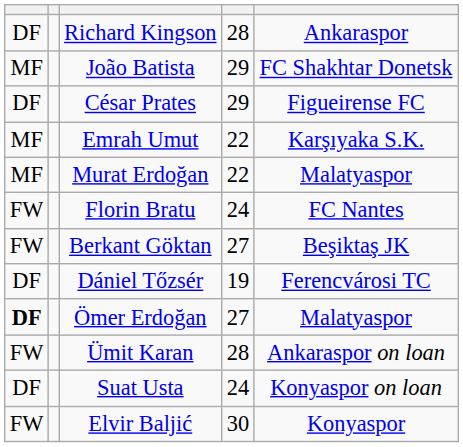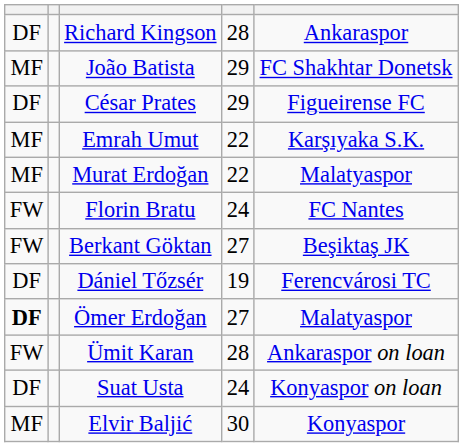(27, 423) FW -> (27, 423) MF
